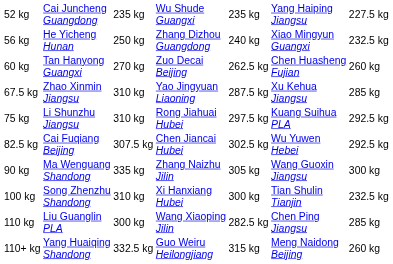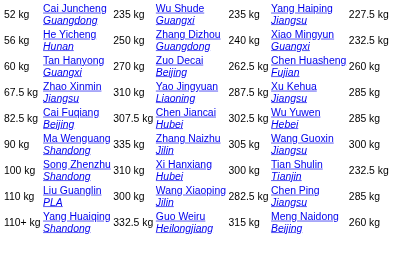- row: (17, 118)
(369, 144) 292.5 kg -> (364, 118) 285 kg
